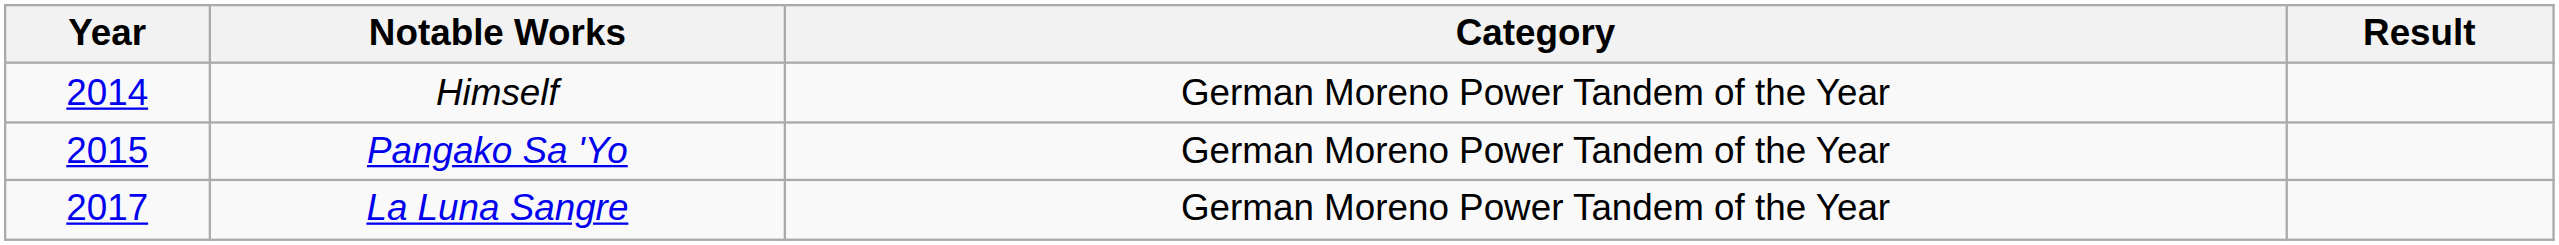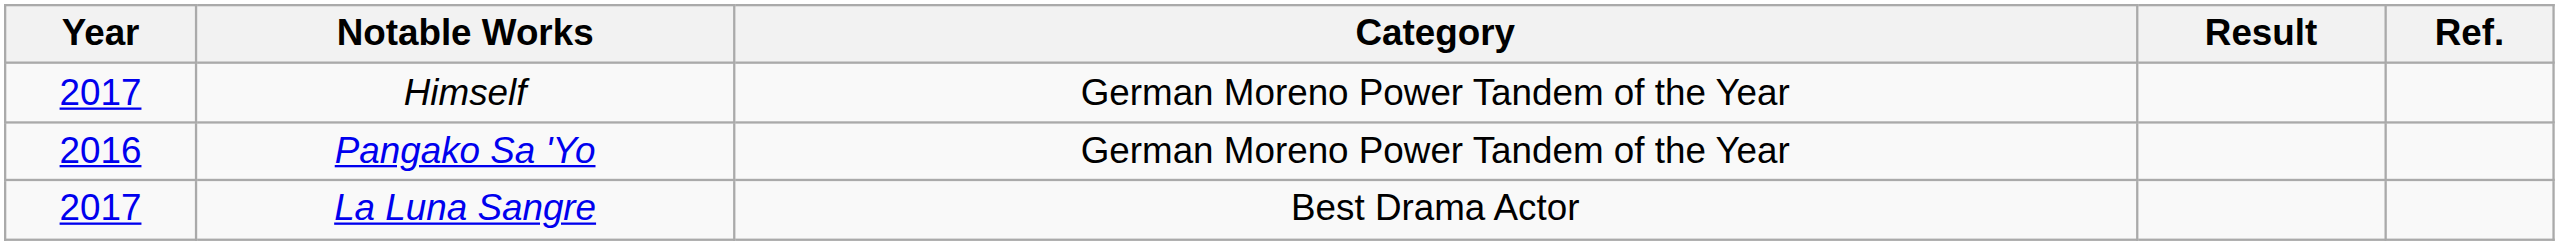+ column: (2470, 33)
(107, 92) 2014 -> (101, 92) 2017
(107, 150) 2015 -> (101, 150) 2016
(1536, 208) German Moreno Power Tandem of the Year -> (1435, 208) Best Drama Actor
